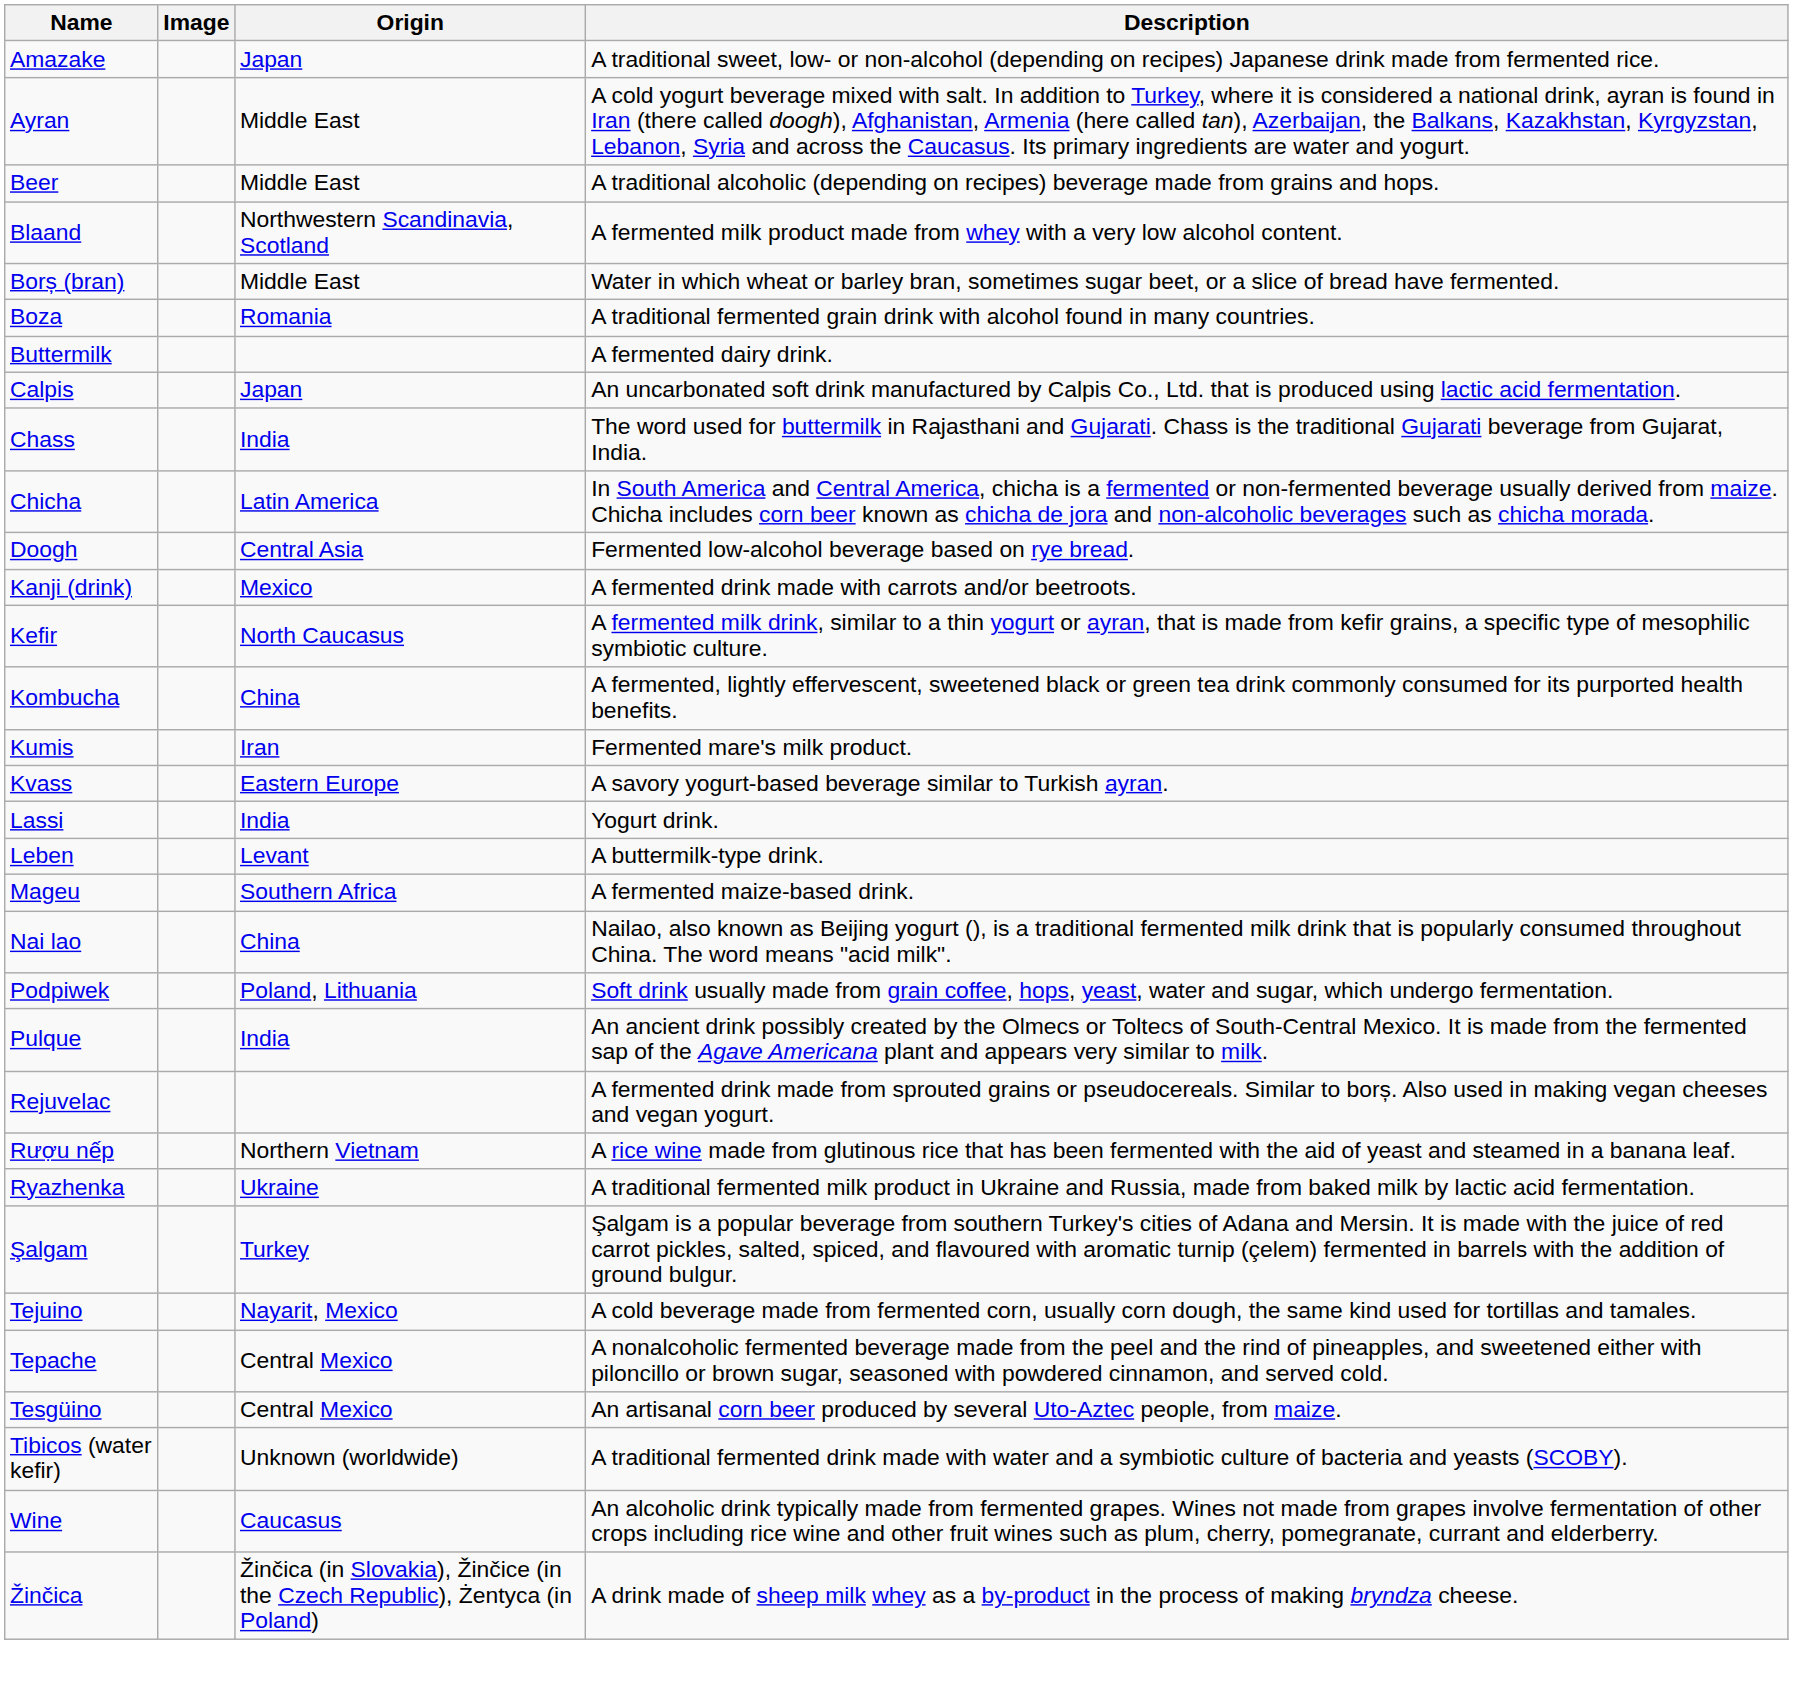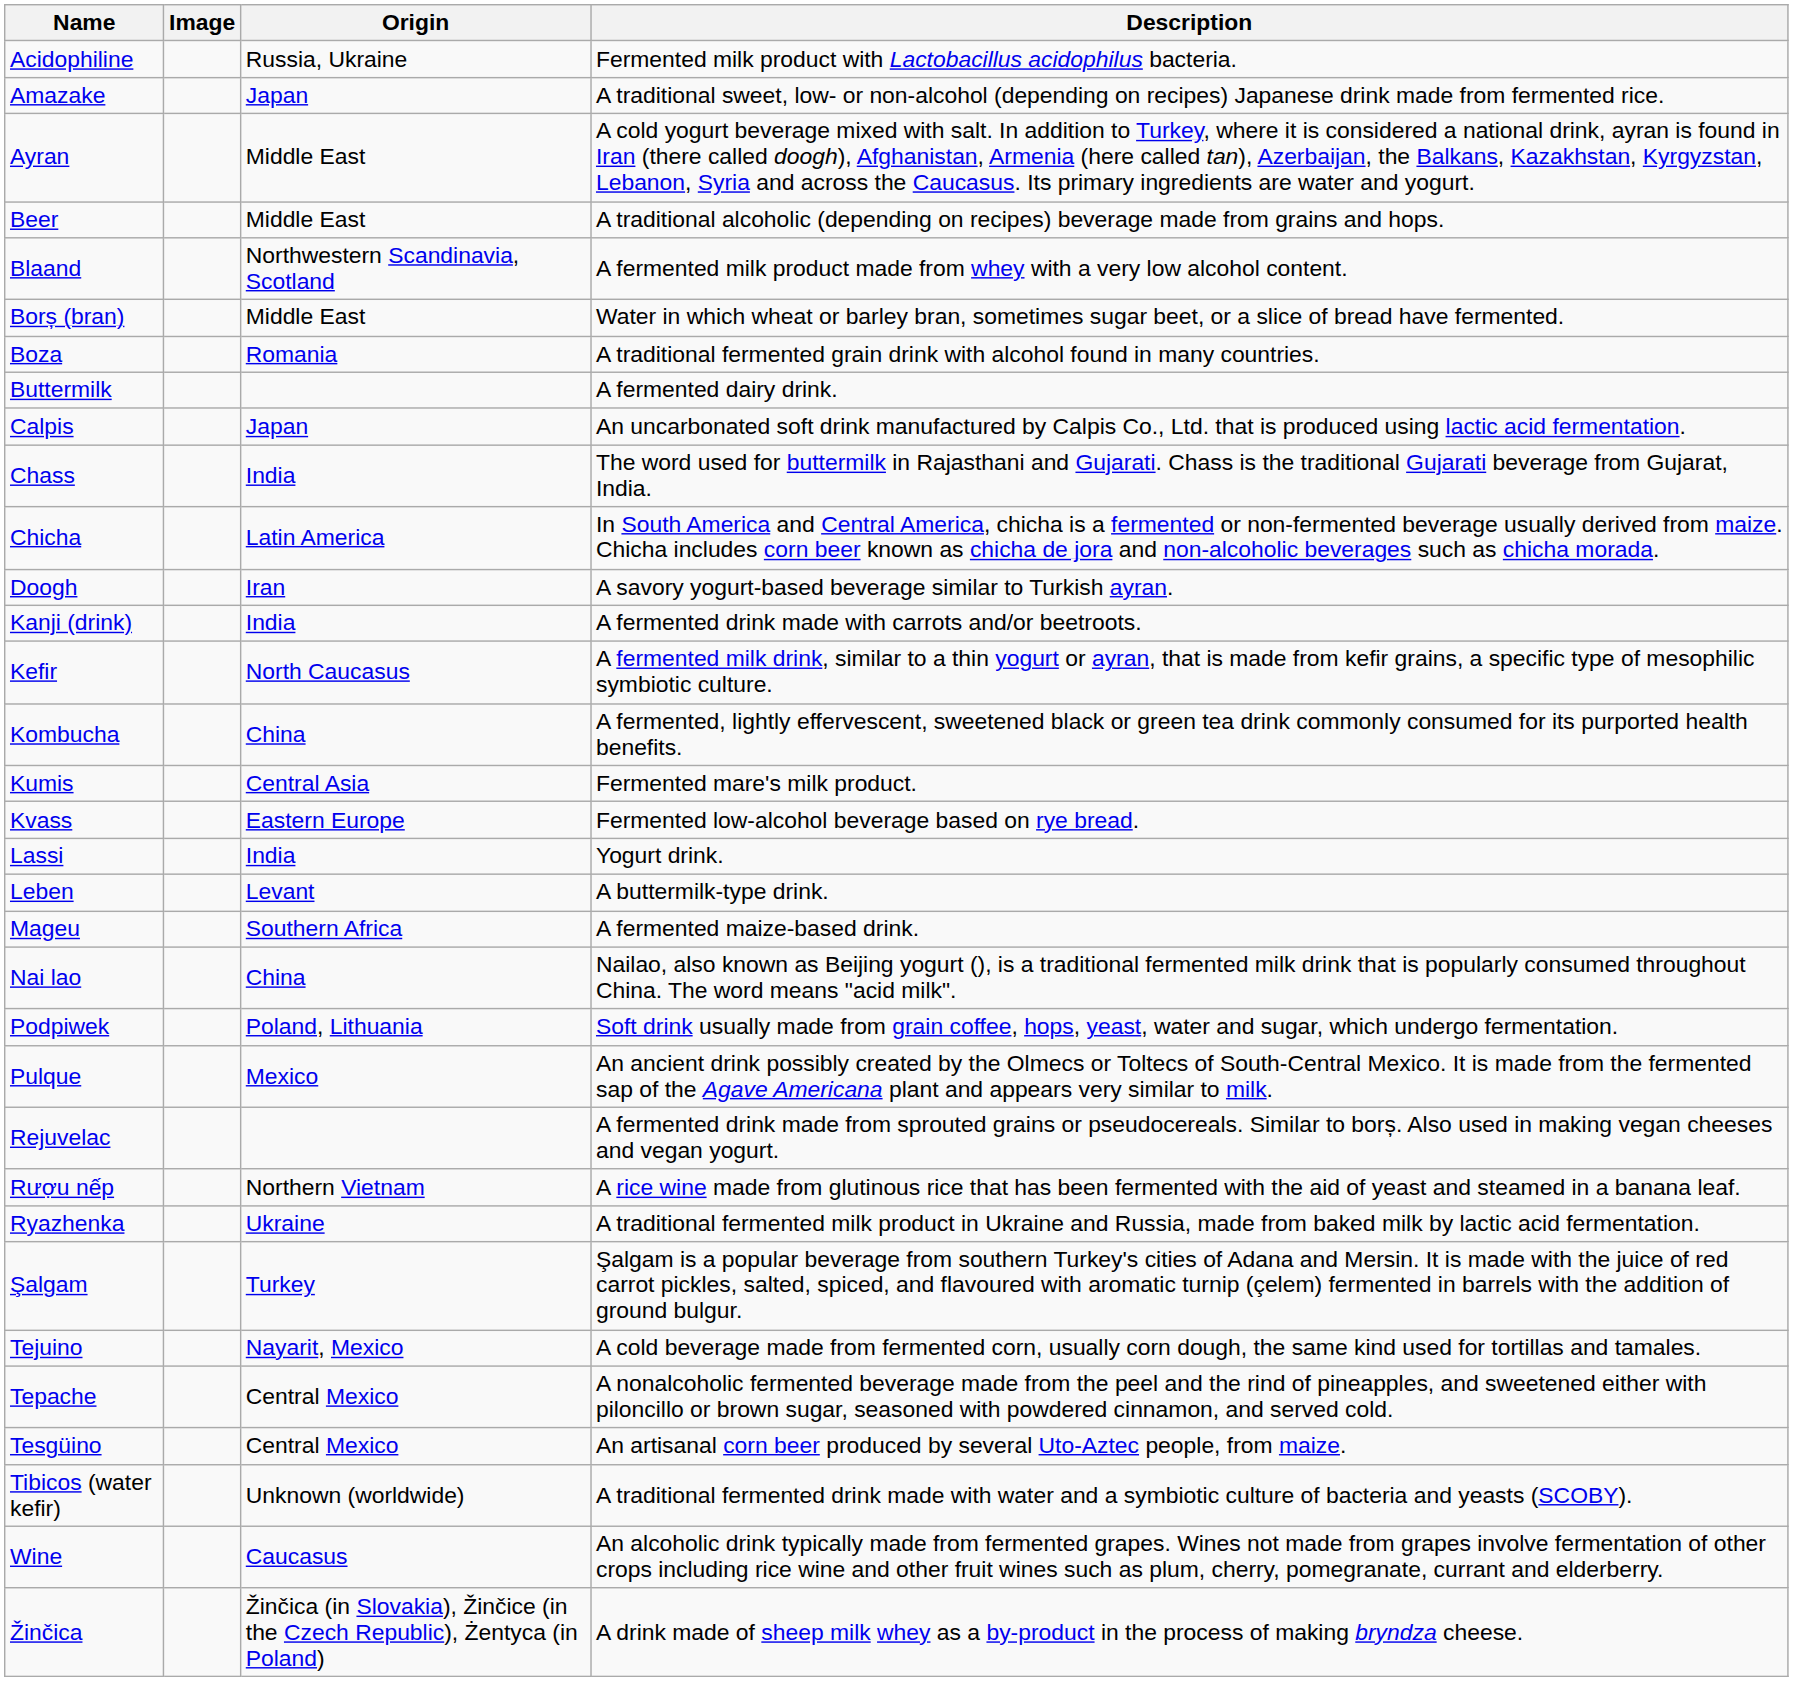+ row: (72, 58)
(302, 550) Central Asia -> (266, 586) Iran
(863, 550) Fermented low-alcohol beverage based on rye bread. -> (885, 586) A savory yogurt-based beverage similar to Turkish ayran.
(276, 586) Mexico -> (271, 623) India
(260, 747) Iran -> (307, 783) Central Asia
(880, 783) A savory yogurt-based beverage similar to Turkish ayran. -> (868, 819) Fermented low-alcohol beverage based on rye bread.
(265, 1039) India -> (282, 1076) Mexico
